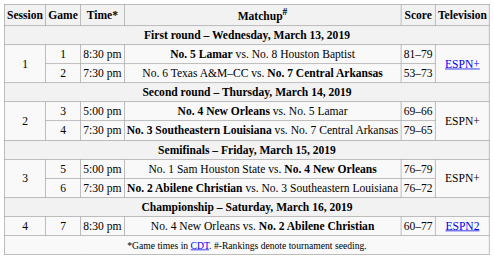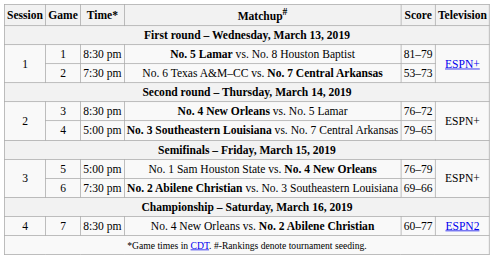(102, 111) 5:00 pm -> (102, 111) 8:30 pm
(418, 111) 69–66 -> (418, 111) 76–72
(102, 130) 7:30 pm -> (102, 130) 5:00 pm
(418, 187) 76–72 -> (418, 187) 69–66
